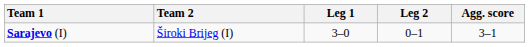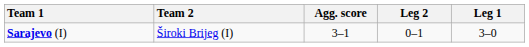columns swapped: (341, 13) <-> (488, 13)
